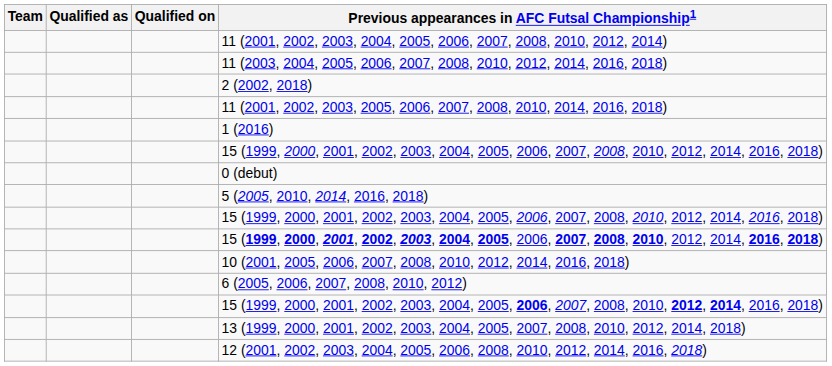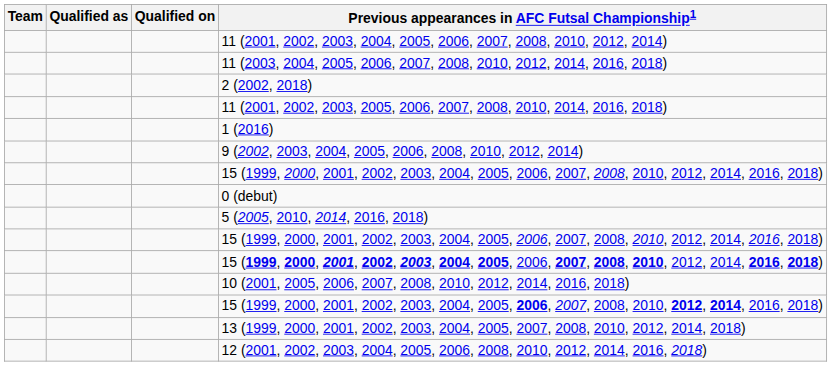+ row: (25, 152)
- row: (25, 284)
